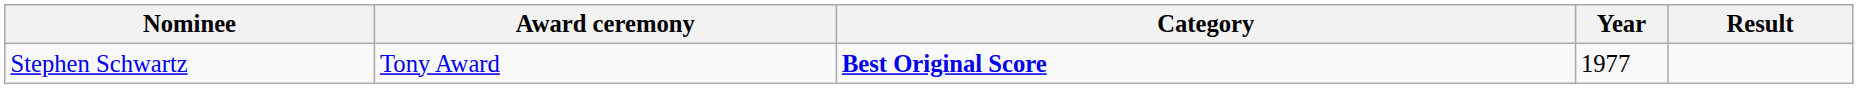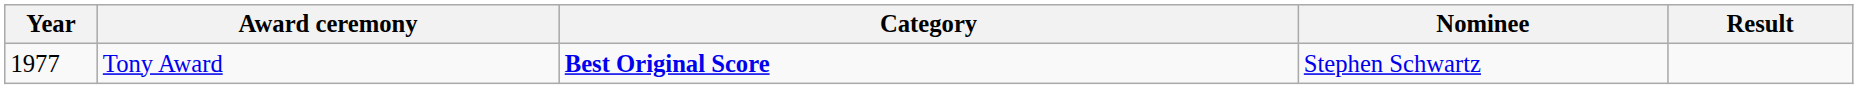columns swapped: (1621, 24) <-> (190, 24)
